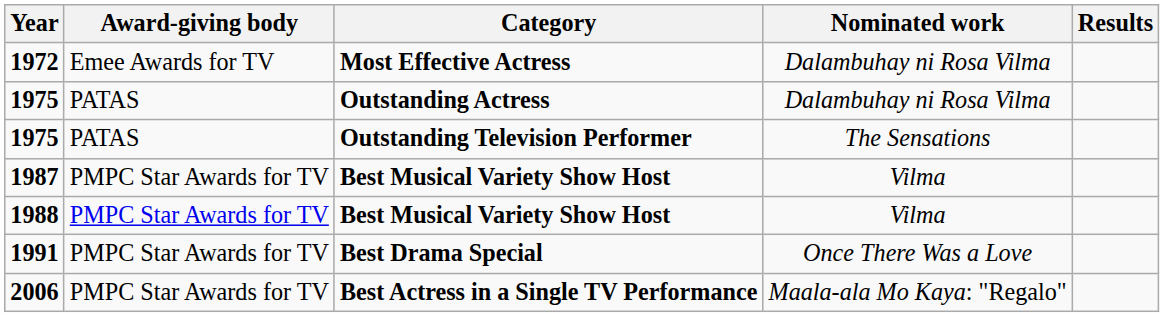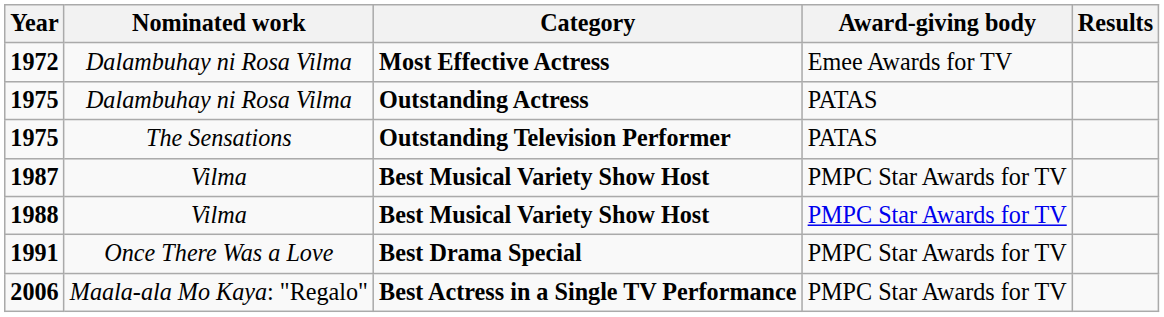columns swapped: (199, 23) <-> (918, 23)
